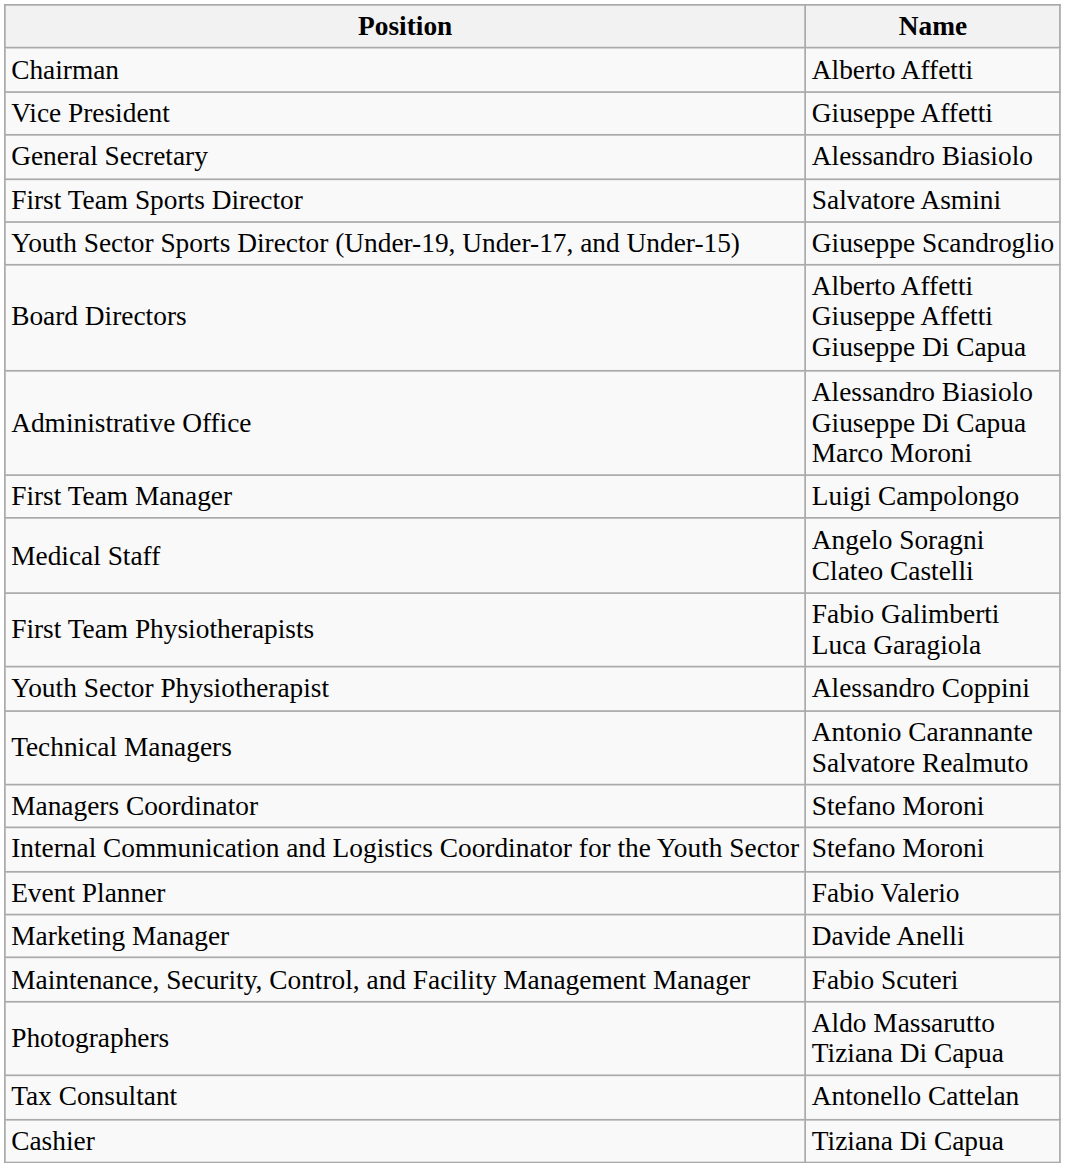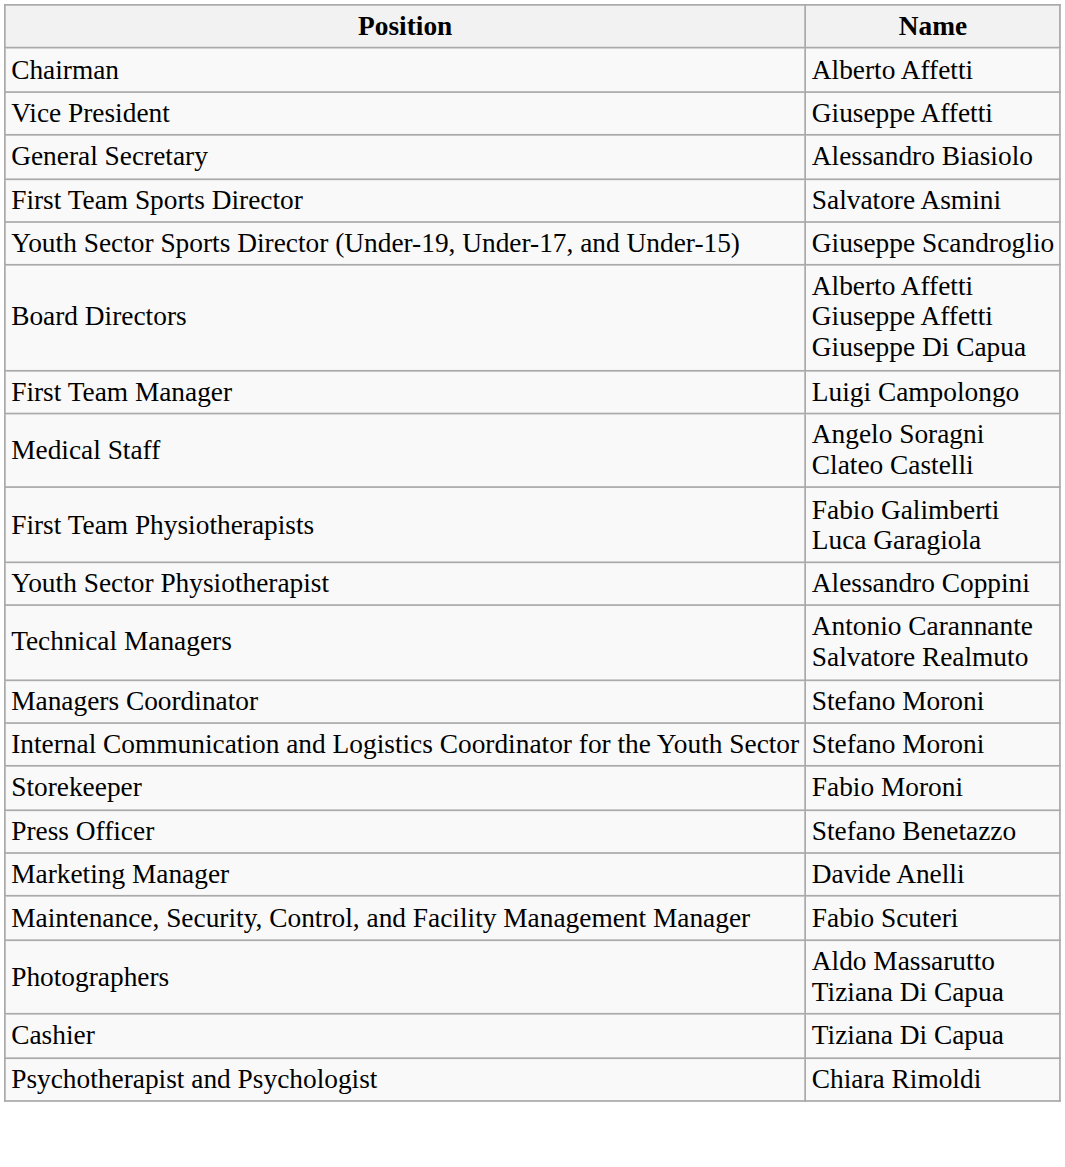- row: (131, 422)
+ row: (76, 787)
+ row: (83, 830)
- row: (88, 892)
- row: (94, 1096)
+ row: (194, 1078)
